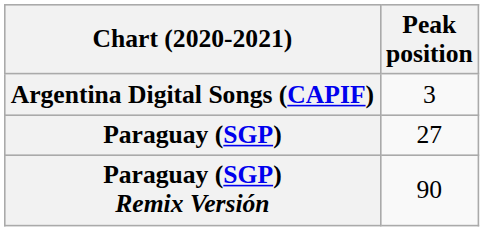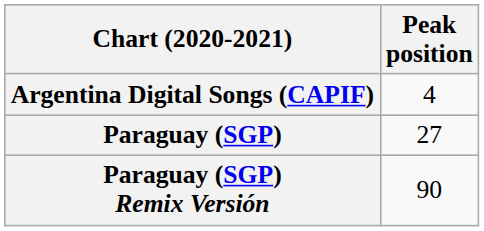(429, 94) 3 -> (429, 94) 4
